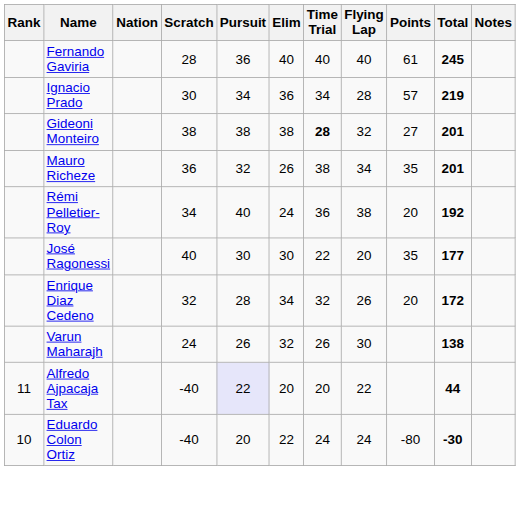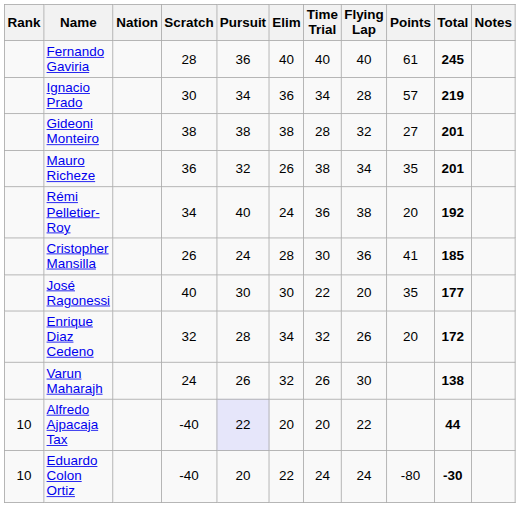(322, 132) bold -> (322, 132) normal
+ row: (78, 256)
(24, 388) 11 -> (24, 424) 10
